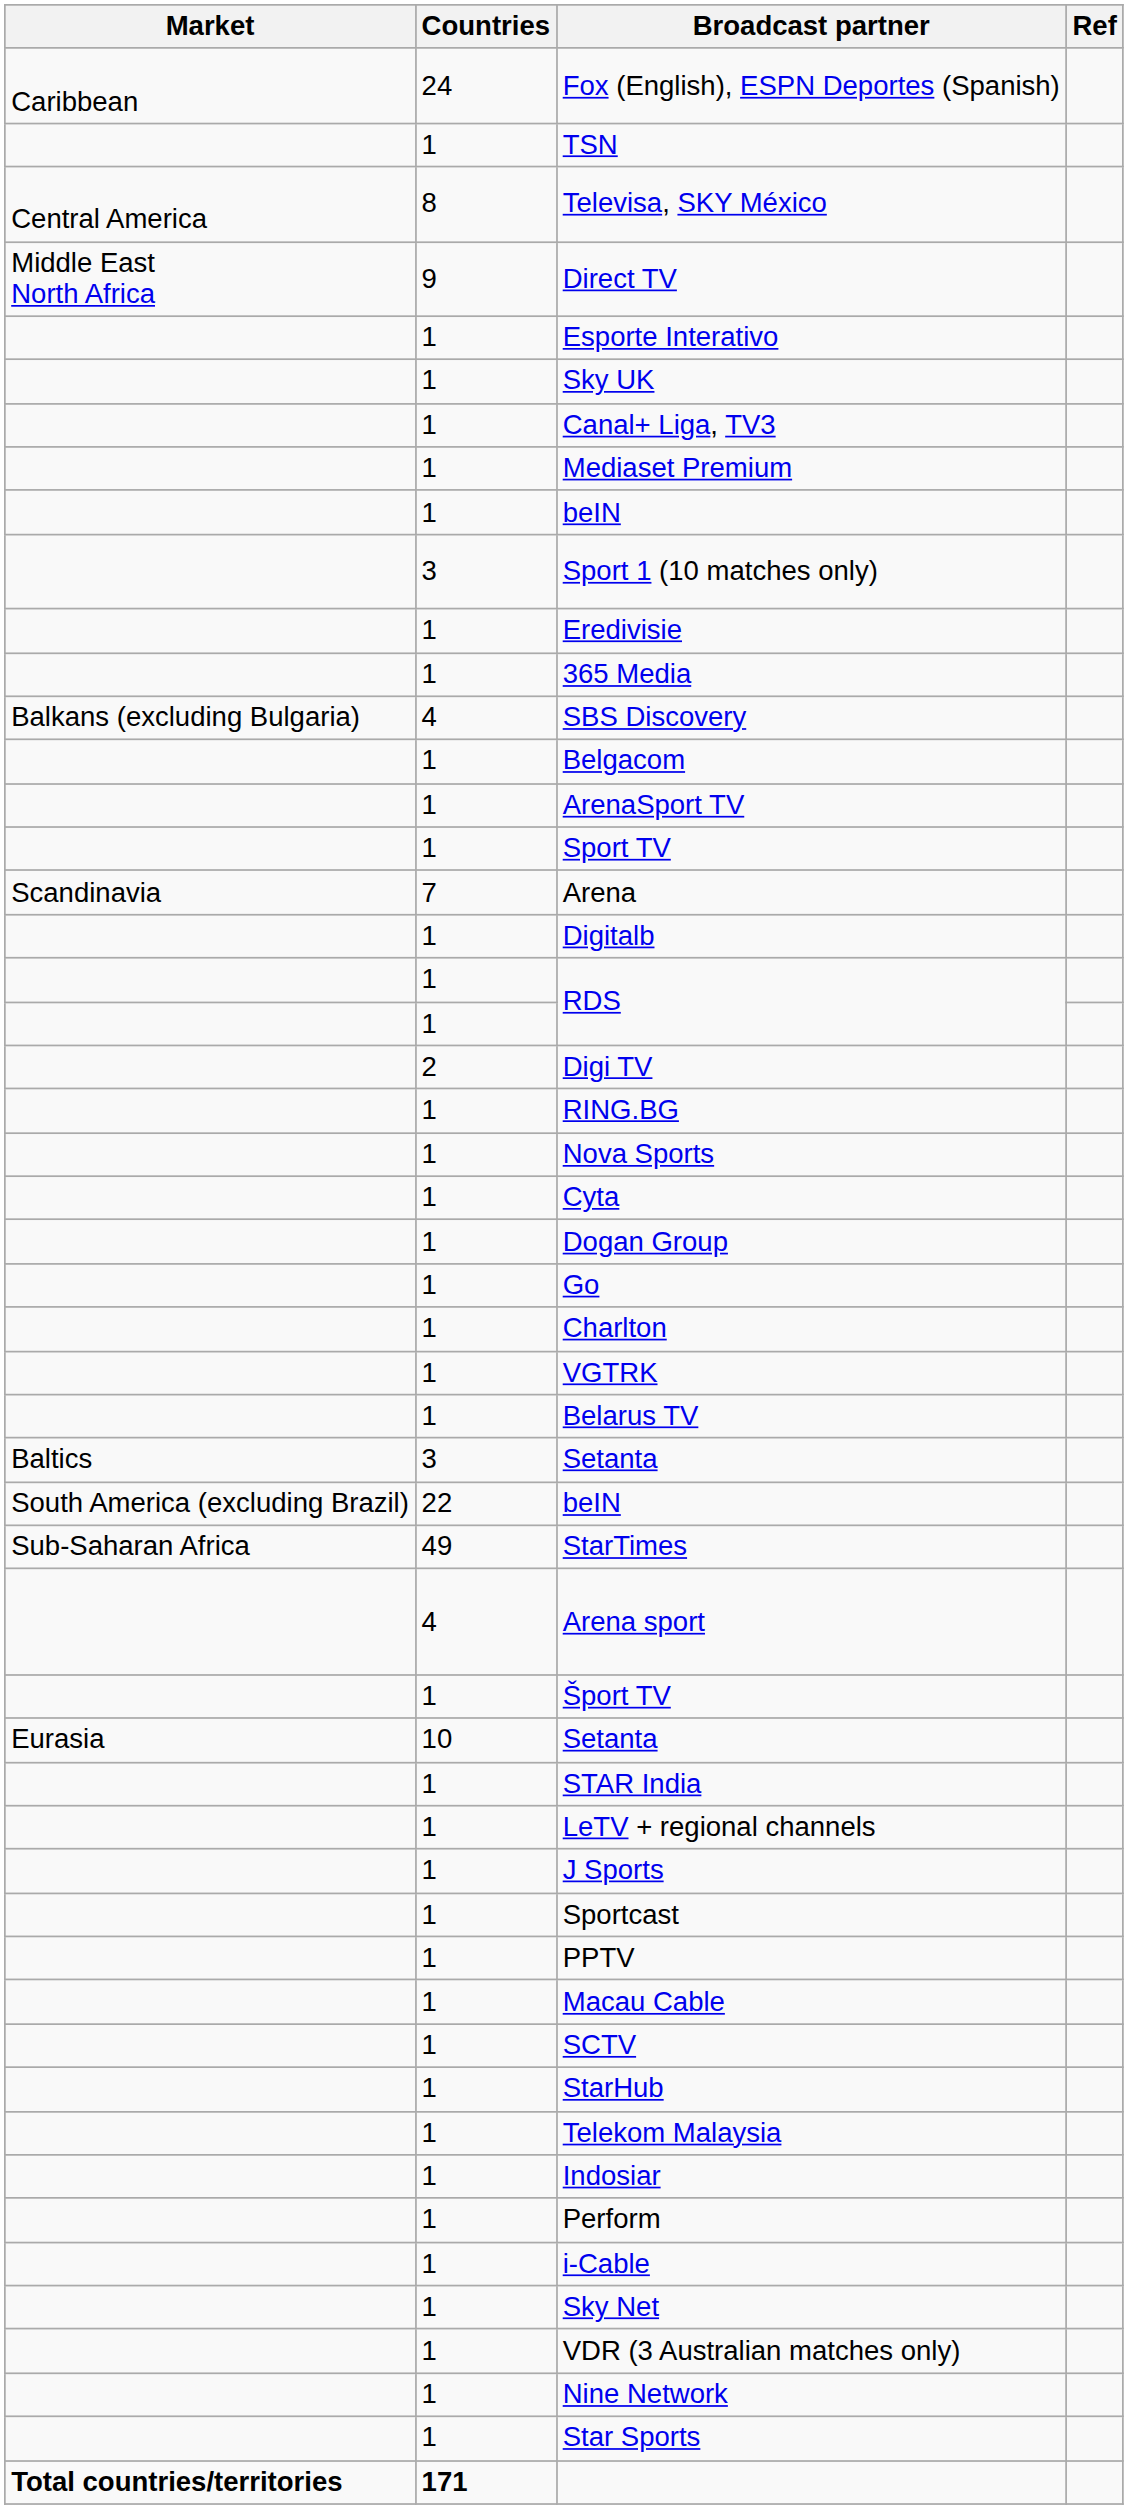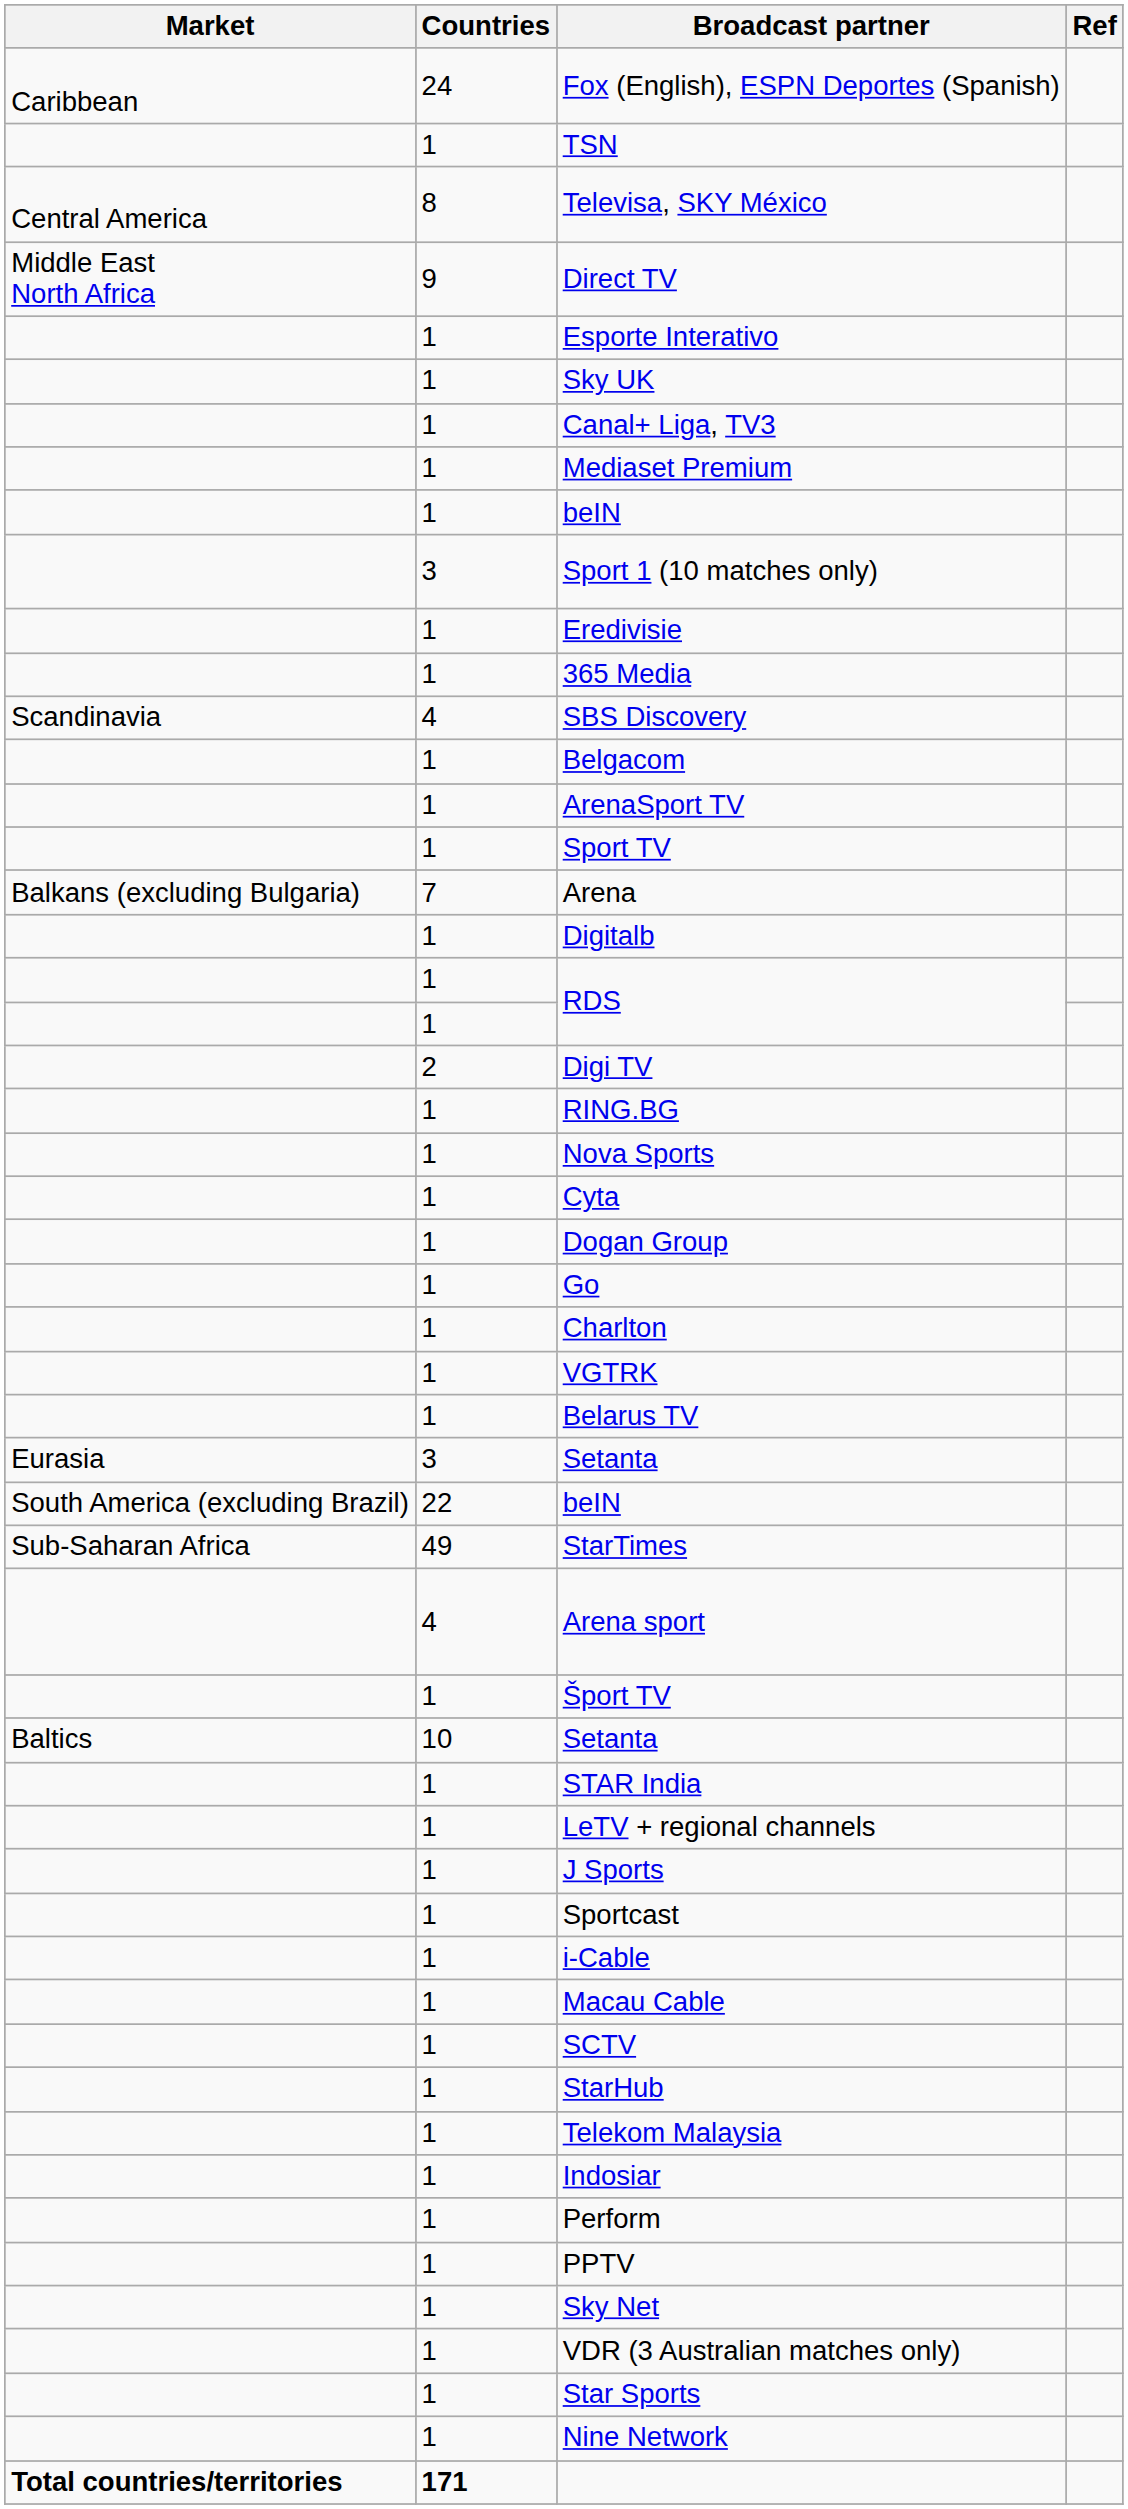(186, 717) Balkans (excluding Bulgaria) -> (86, 717) Scandinavia
(86, 892) Scandinavia -> (186, 892) Balkans (excluding Bulgaria)
(52, 1459) Baltics -> (58, 1459) Eurasia
(58, 1739) Eurasia -> (52, 1739) Baltics
rows swapped: (429, 2263) <-> (429, 1957)
rows swapped: (429, 2394) <-> (429, 2437)
